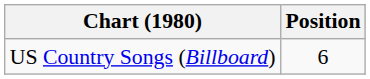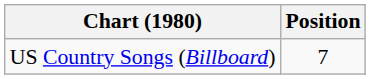(323, 56) 6 -> (323, 56) 7
